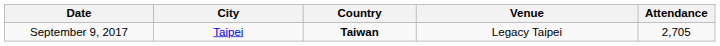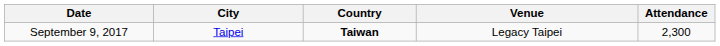(676, 31) 2,705 -> (676, 31) 2,300
